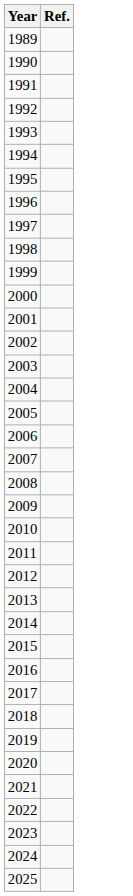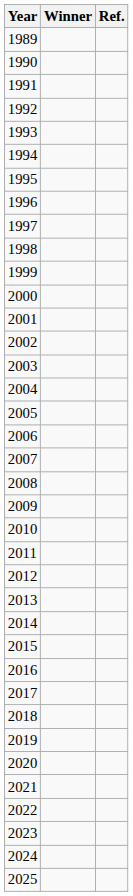+ column: (68, 16)
